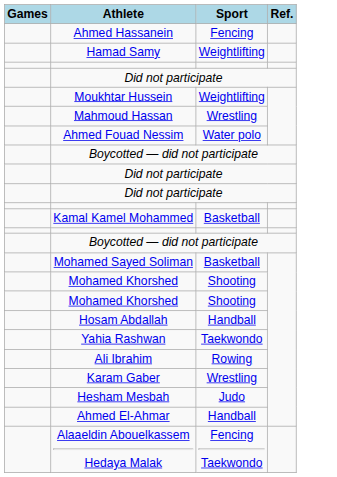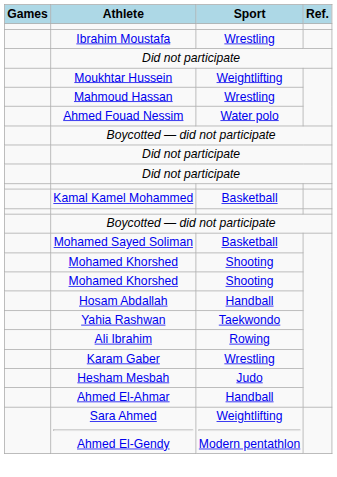- row: (123, 33)
- row: (123, 52)
+ row: (123, 39)
- row: (123, 449)
+ row: (123, 430)
